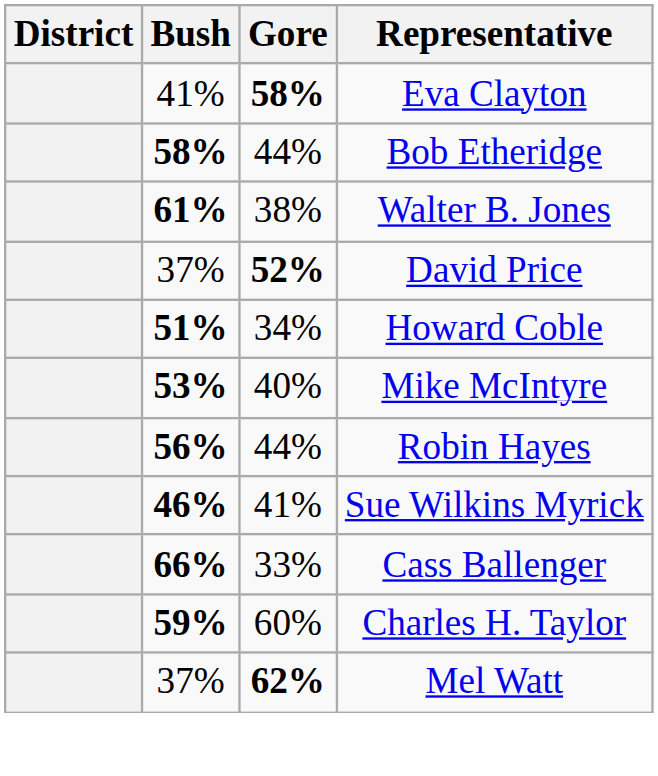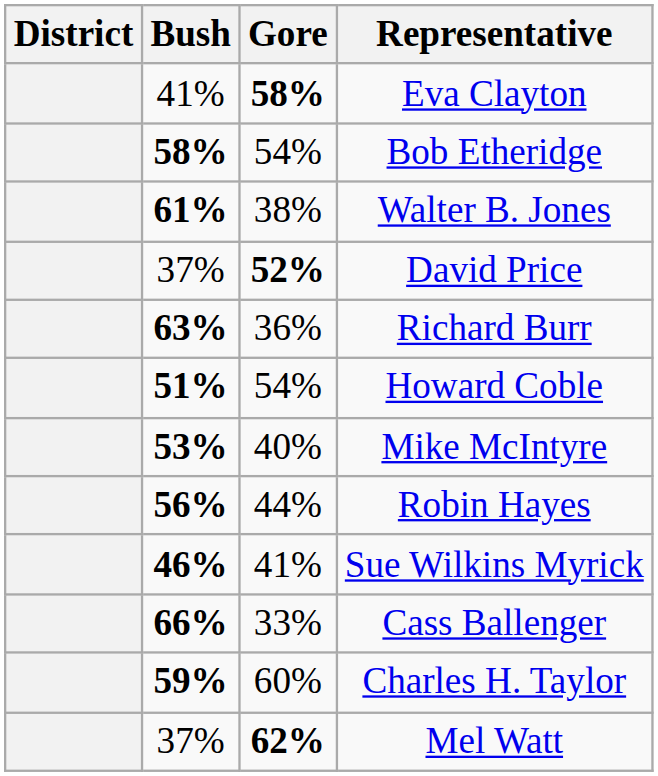(288, 151) 44% -> (288, 151) 54%
+ row: (494, 328)
(288, 328) 34% -> (288, 387) 54%
